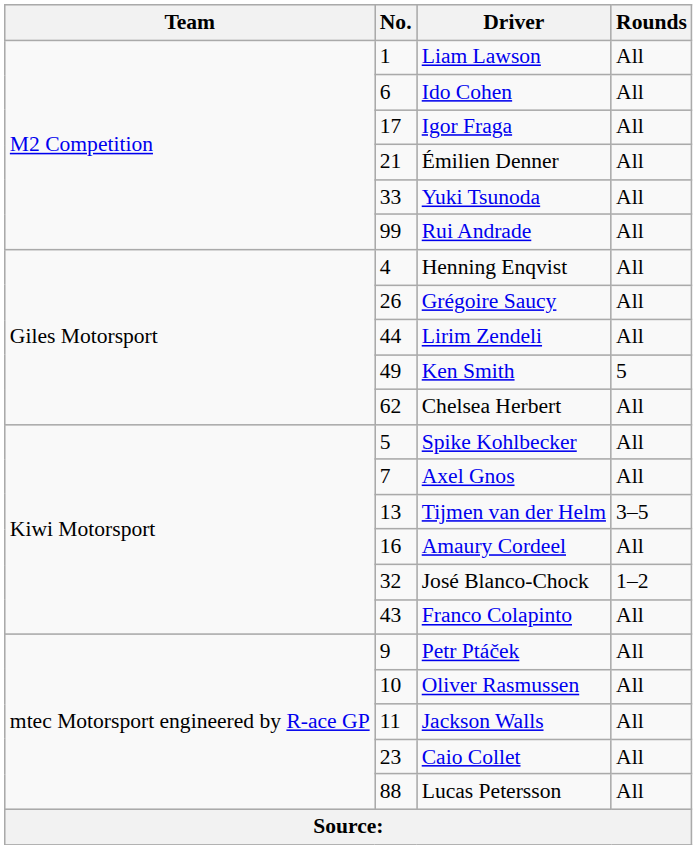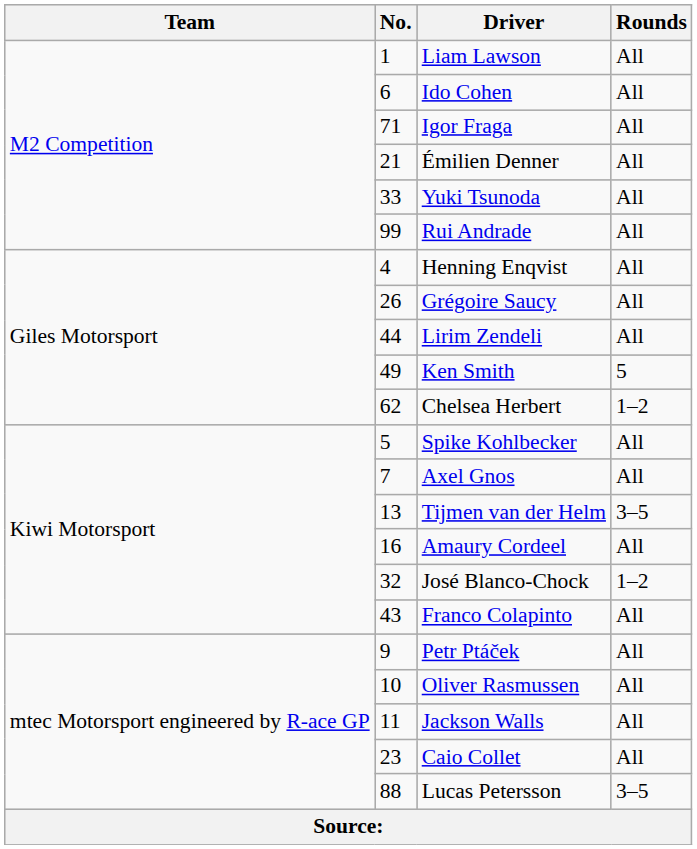(391, 126) 17 -> (391, 126) 71
(630, 406) All -> (632, 406) 1–2
(630, 791) All -> (632, 791) 3–5
